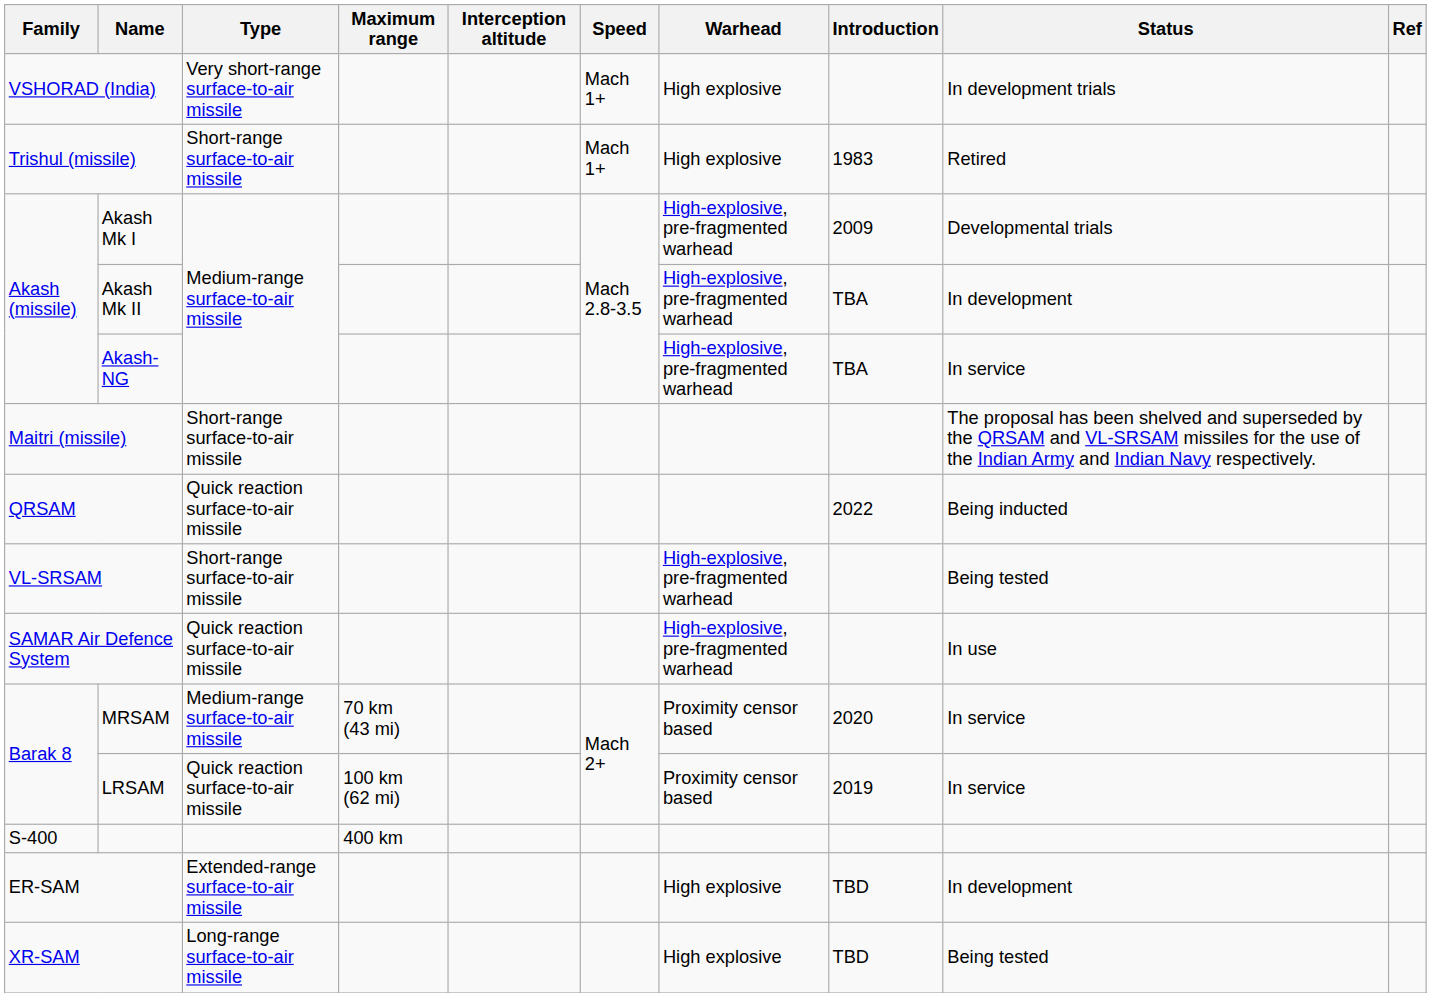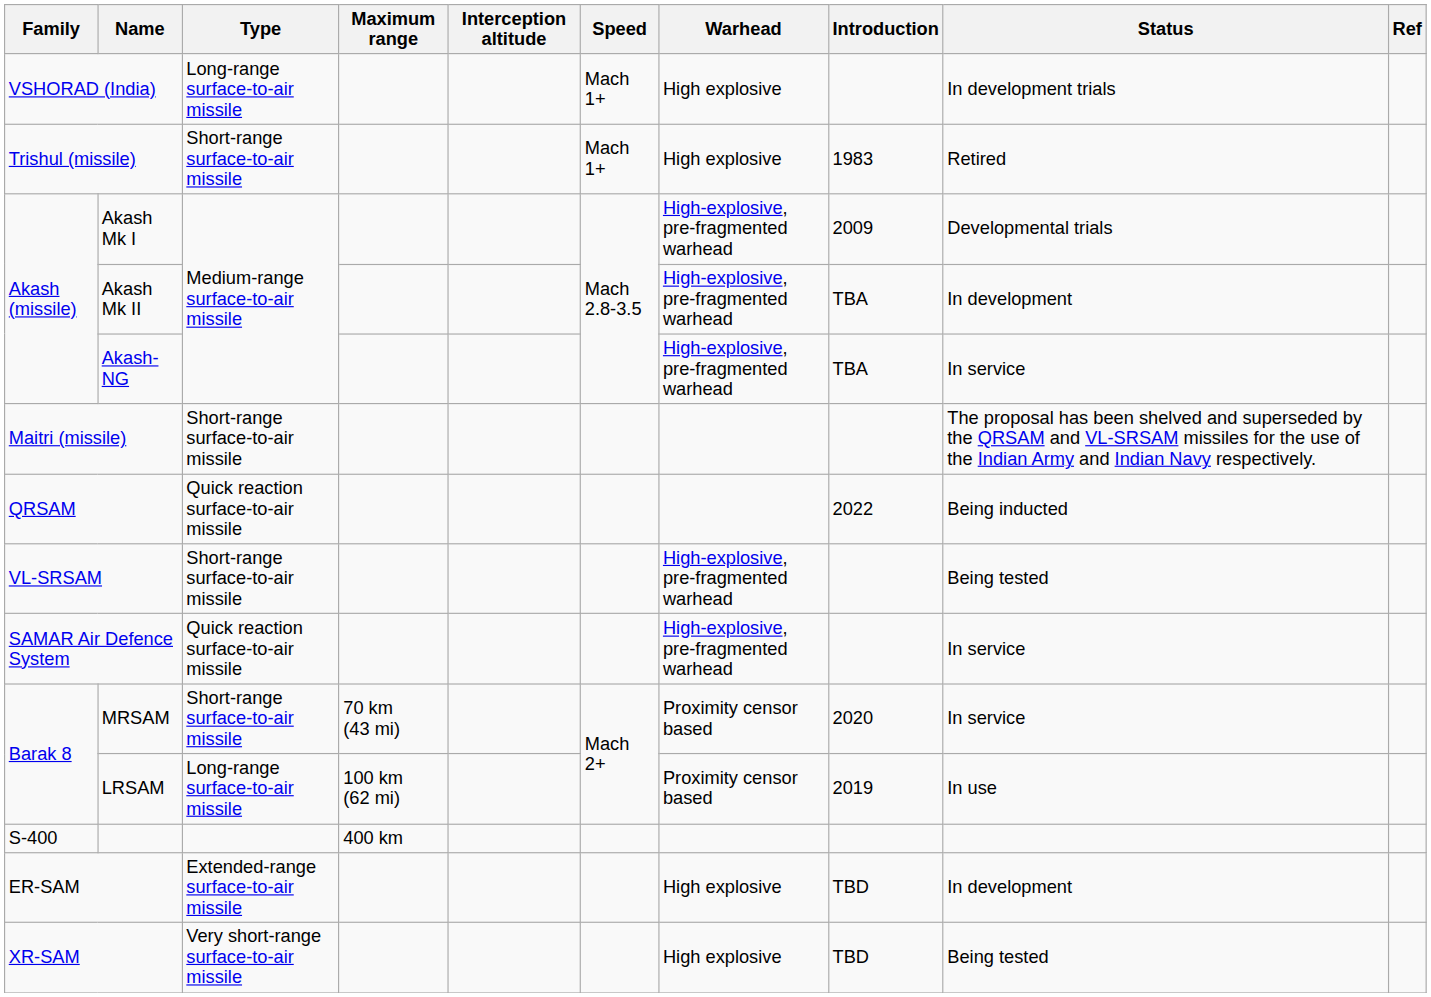(254, 88) Very short-range surface-to-air missile -> (240, 88) Long-range surface-to-air missile
(972, 648) In use -> (986, 648) In service
(245, 718) Medium-range surface-to-air missile -> (240, 718) Short-range surface-to-air missile
(245, 788) Quick reaction surface-to-air missile -> (240, 788) Long-range surface-to-air missile
(986, 788) In service -> (972, 788) In use
(240, 957) Long-range surface-to-air missile -> (254, 957) Very short-range surface-to-air missile
